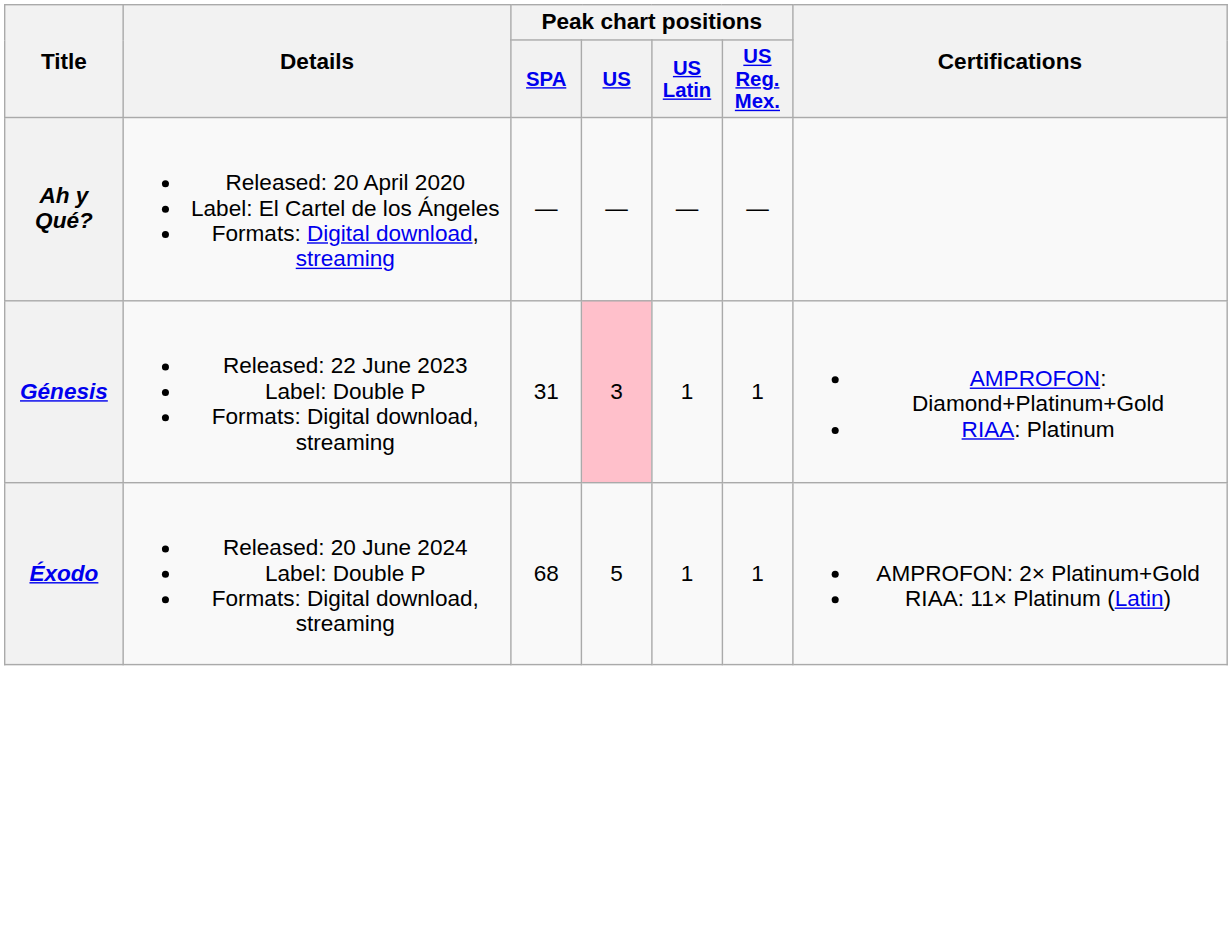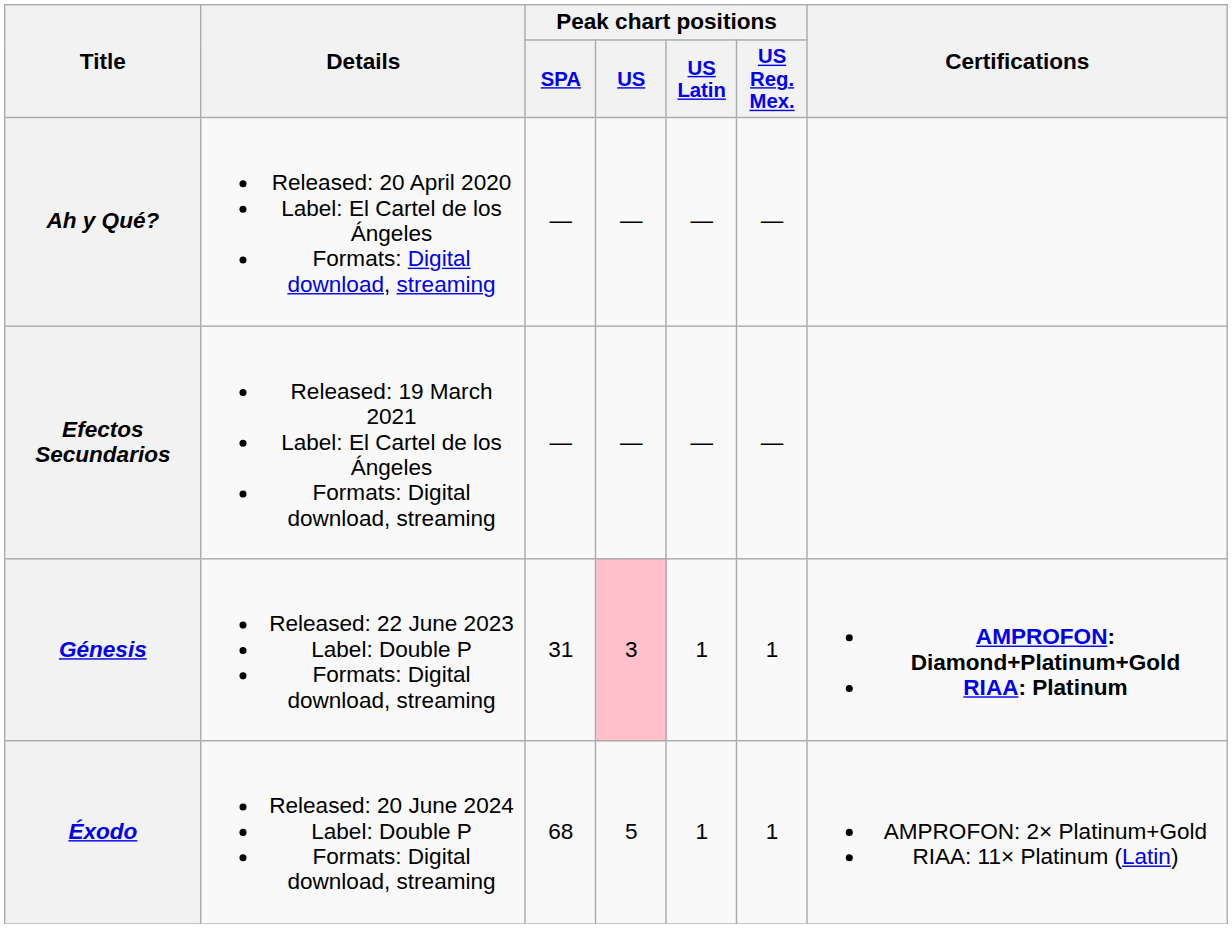+ row: (103, 441)
(1010, 404) normal -> (1017, 663) bold
